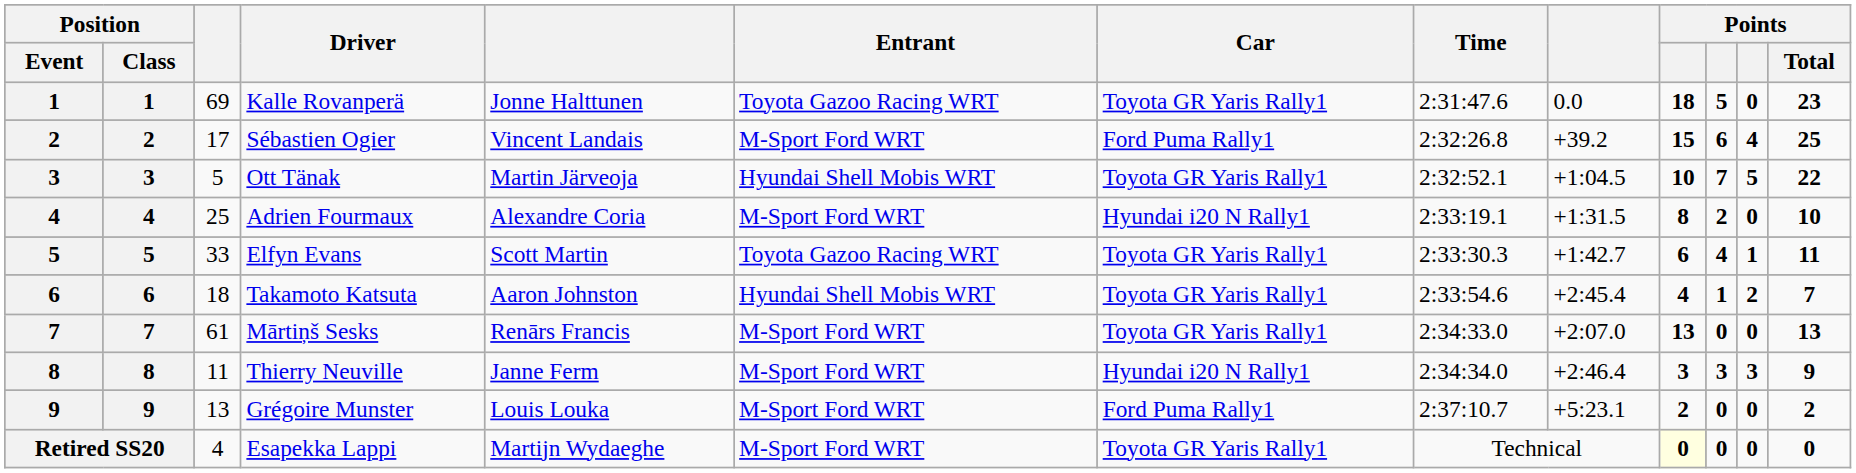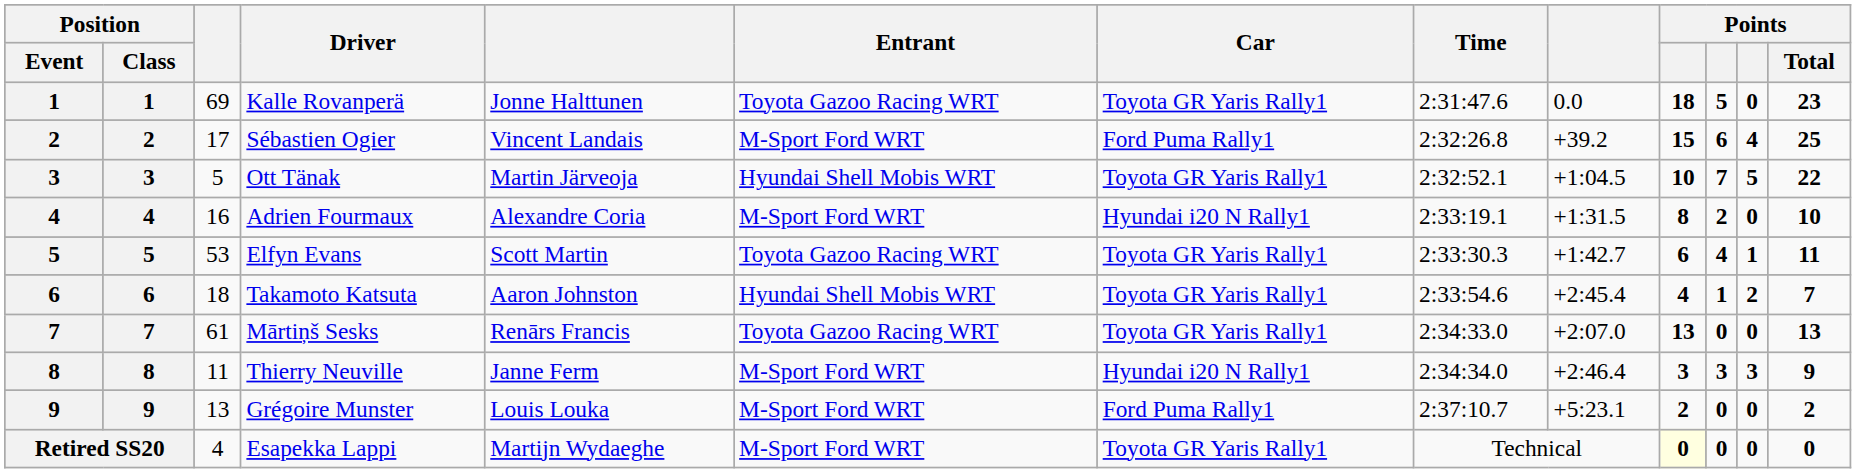(218, 216) 25 -> (218, 216) 16
(218, 254) 33 -> (218, 254) 53
(832, 332) M-Sport Ford WRT -> (869, 332) Toyota Gazoo Racing WRT
